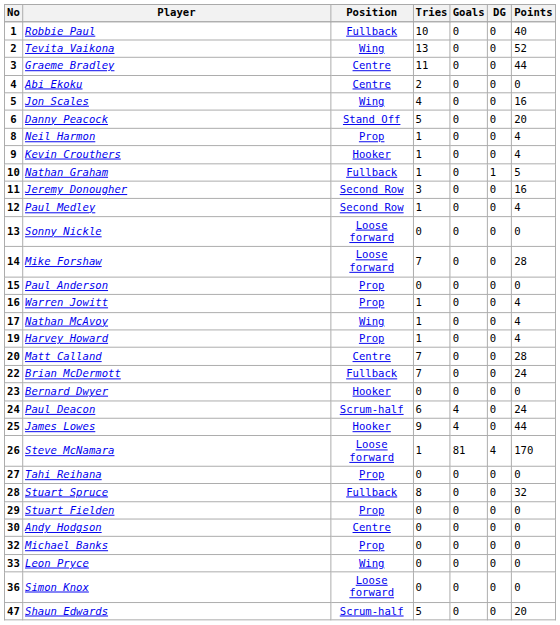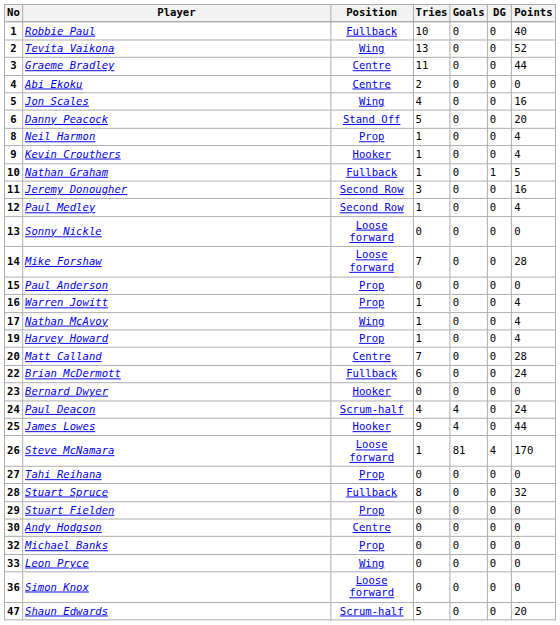(419, 374) 7 -> (419, 374) 6
(419, 409) 6 -> (419, 409) 4
